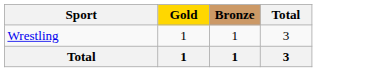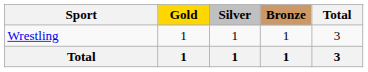+ column: (235, 14)
